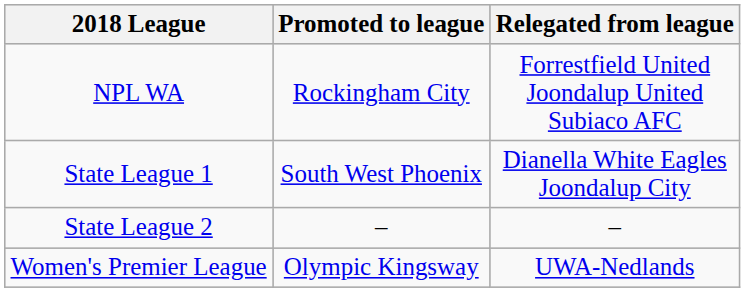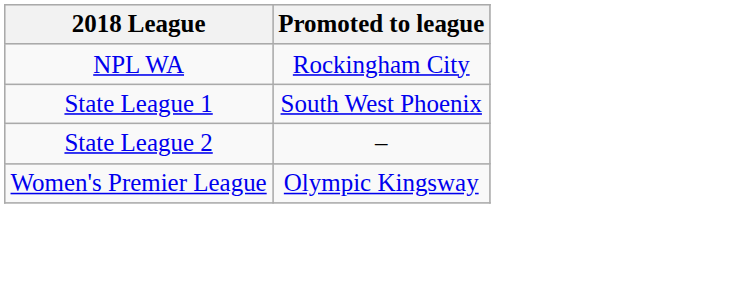- column: (615, 24)
